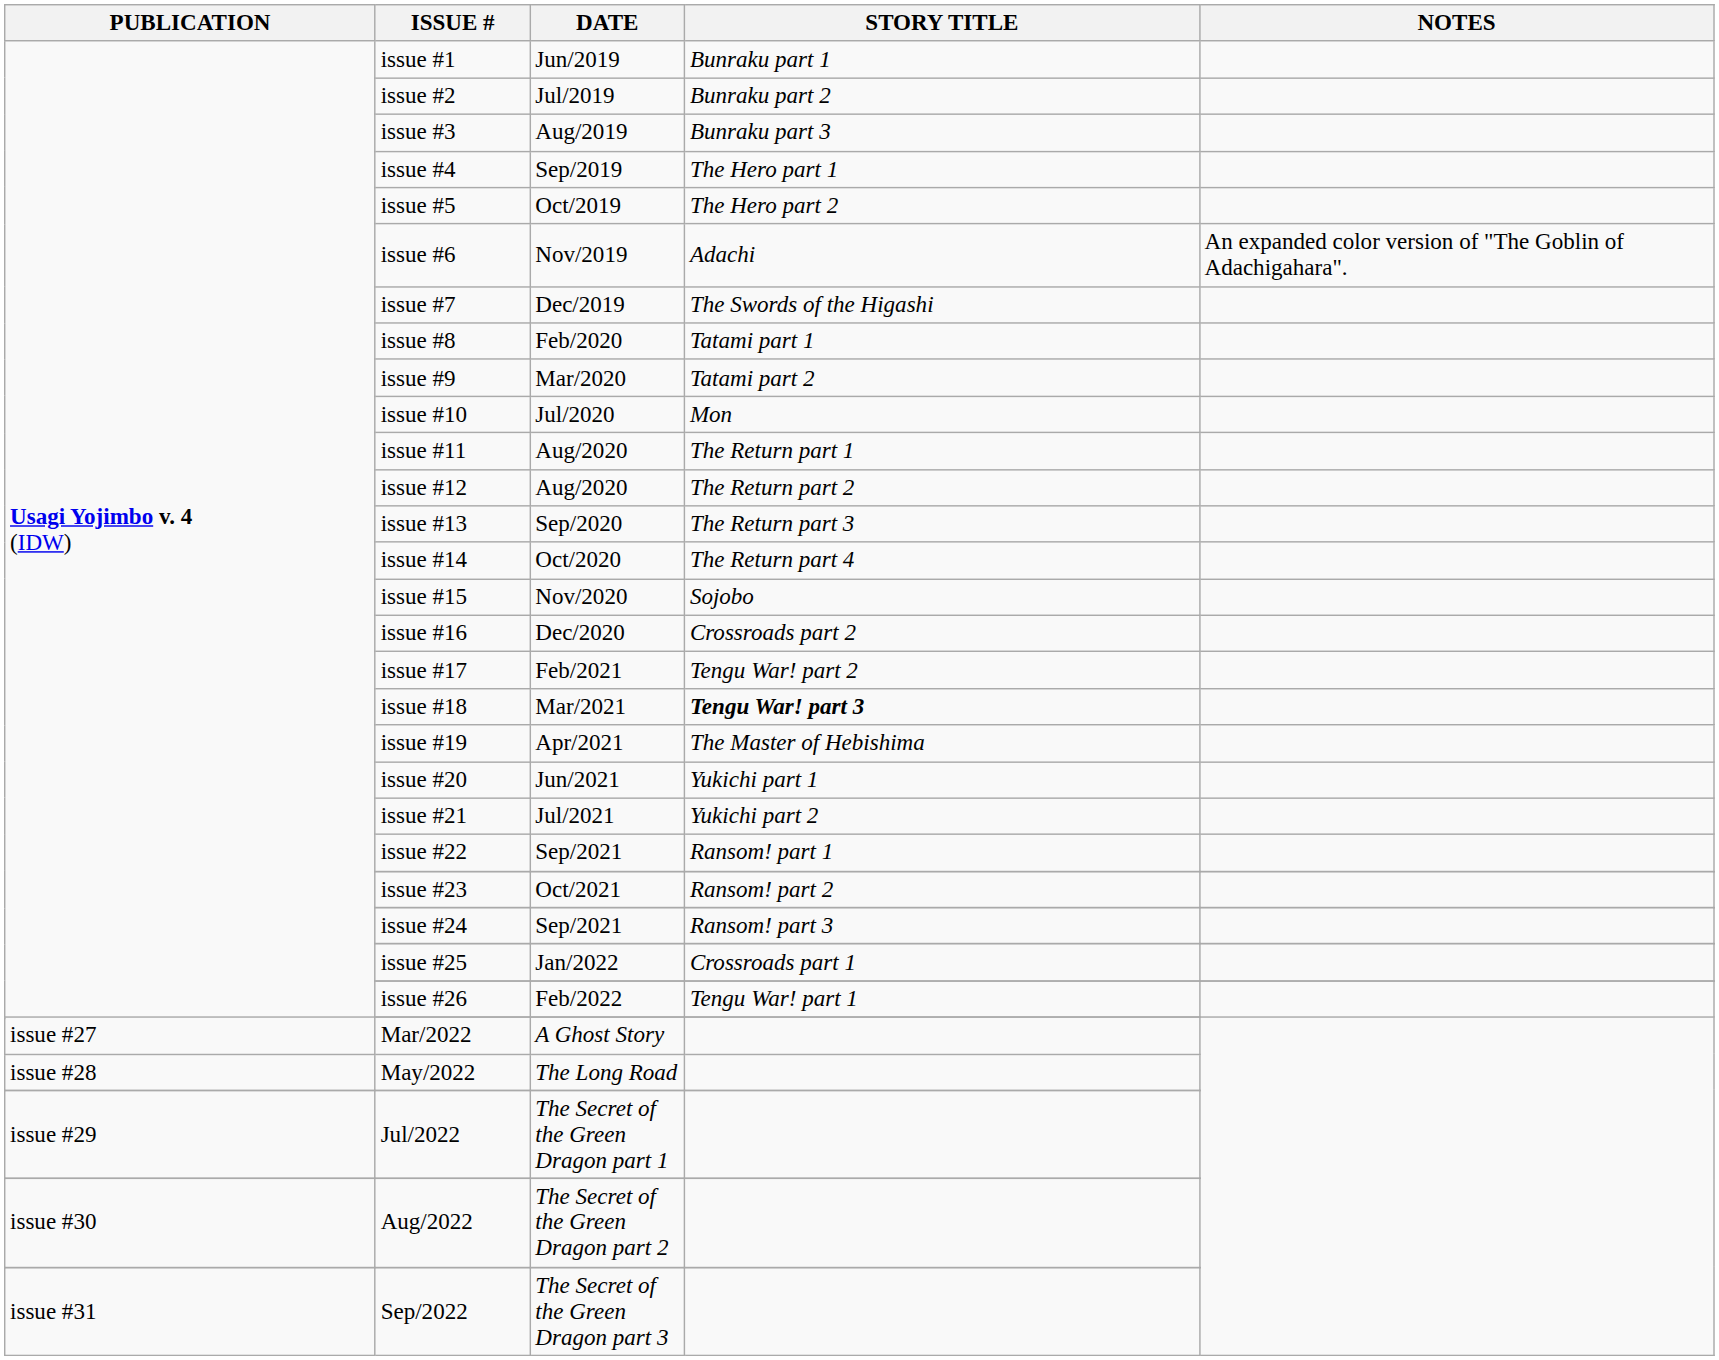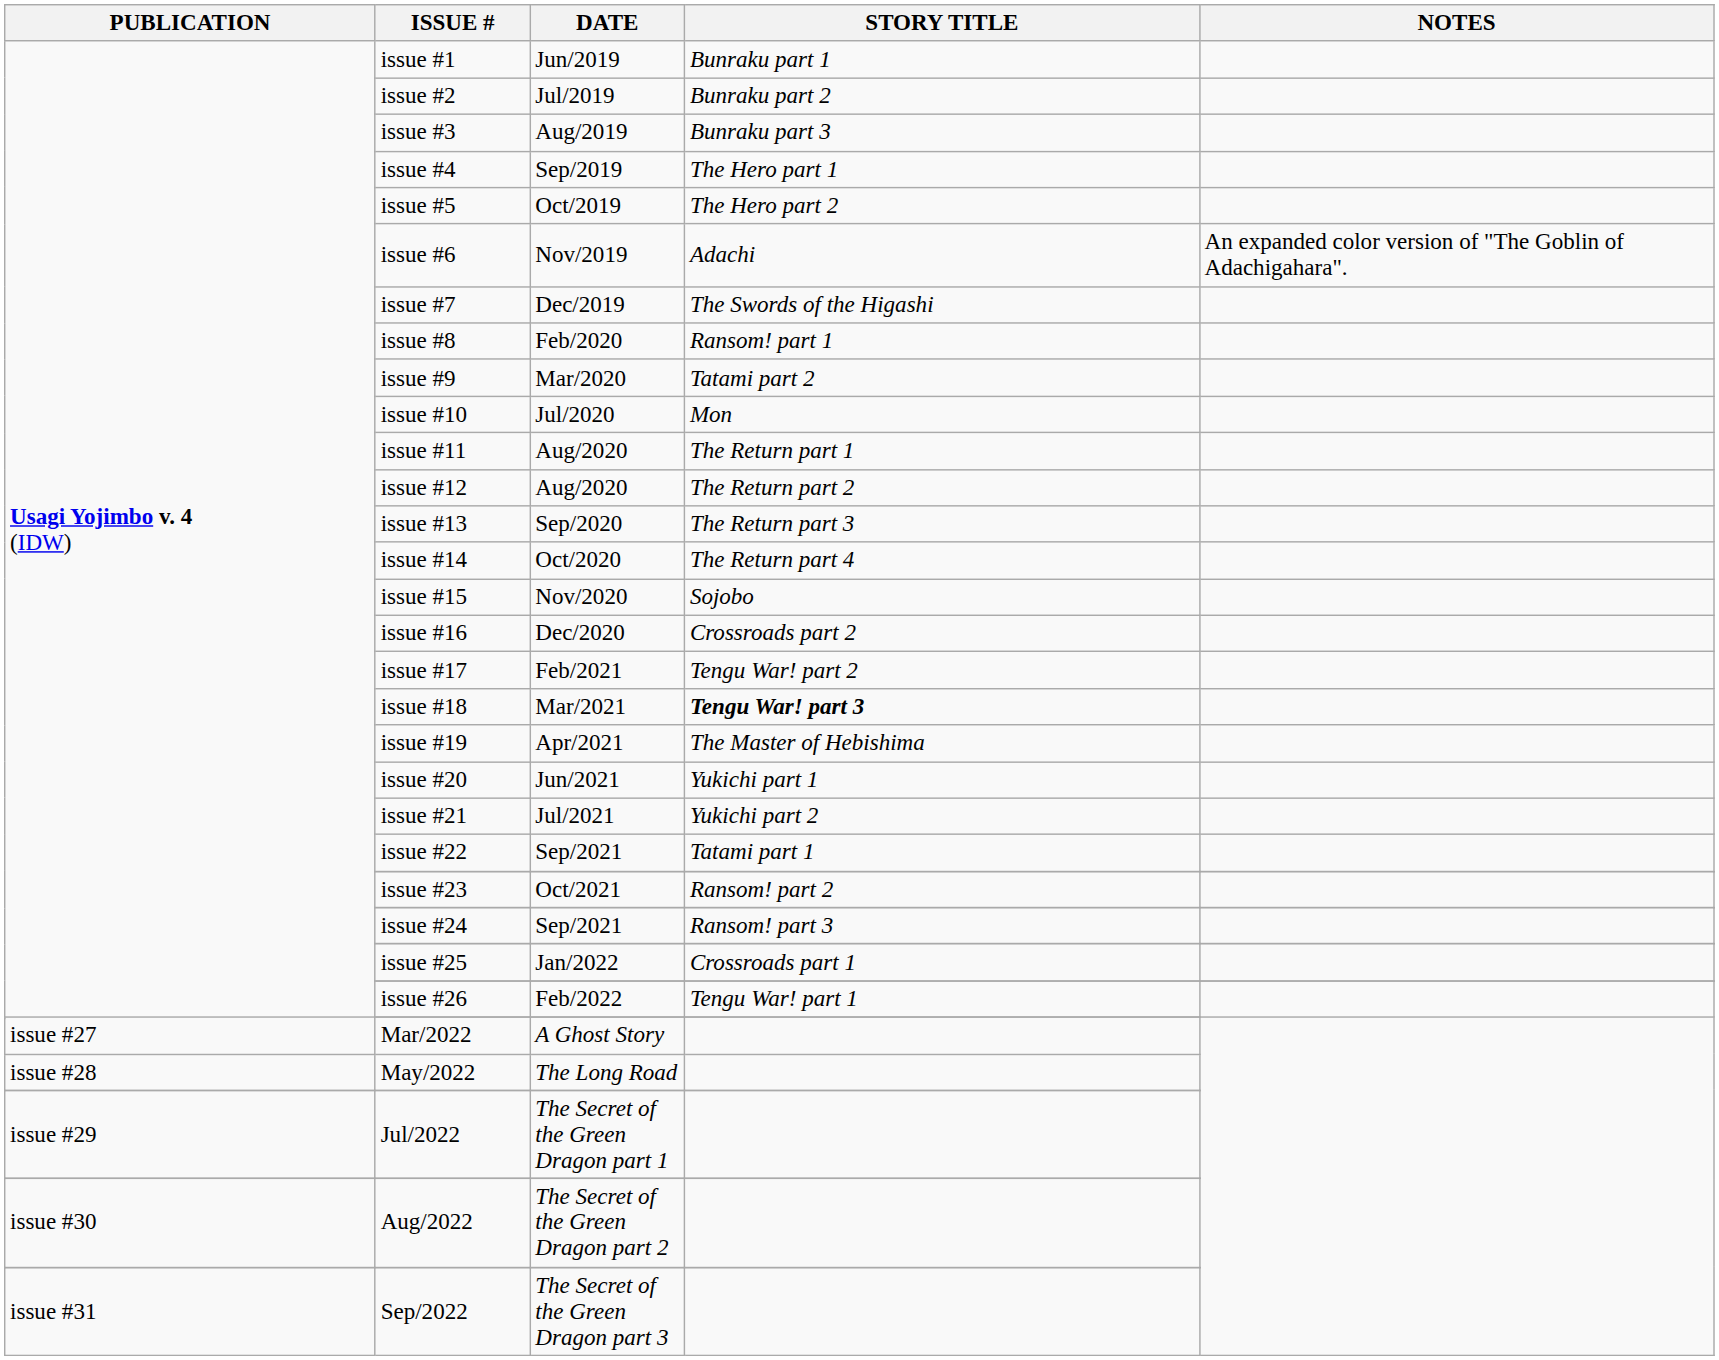(752, 341) Tatami part 1 -> (762, 341) Ransom! part 1
(762, 852) Ransom! part 1 -> (752, 852) Tatami part 1
